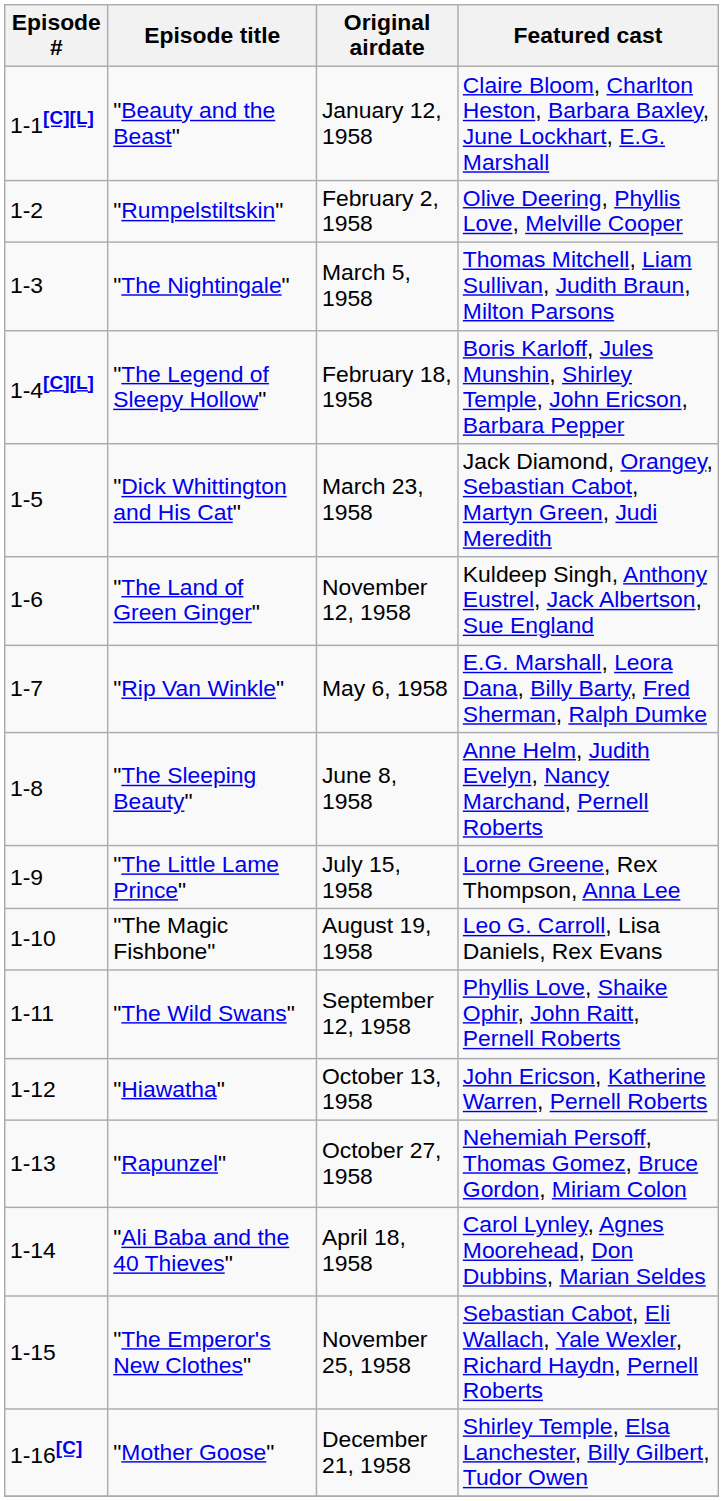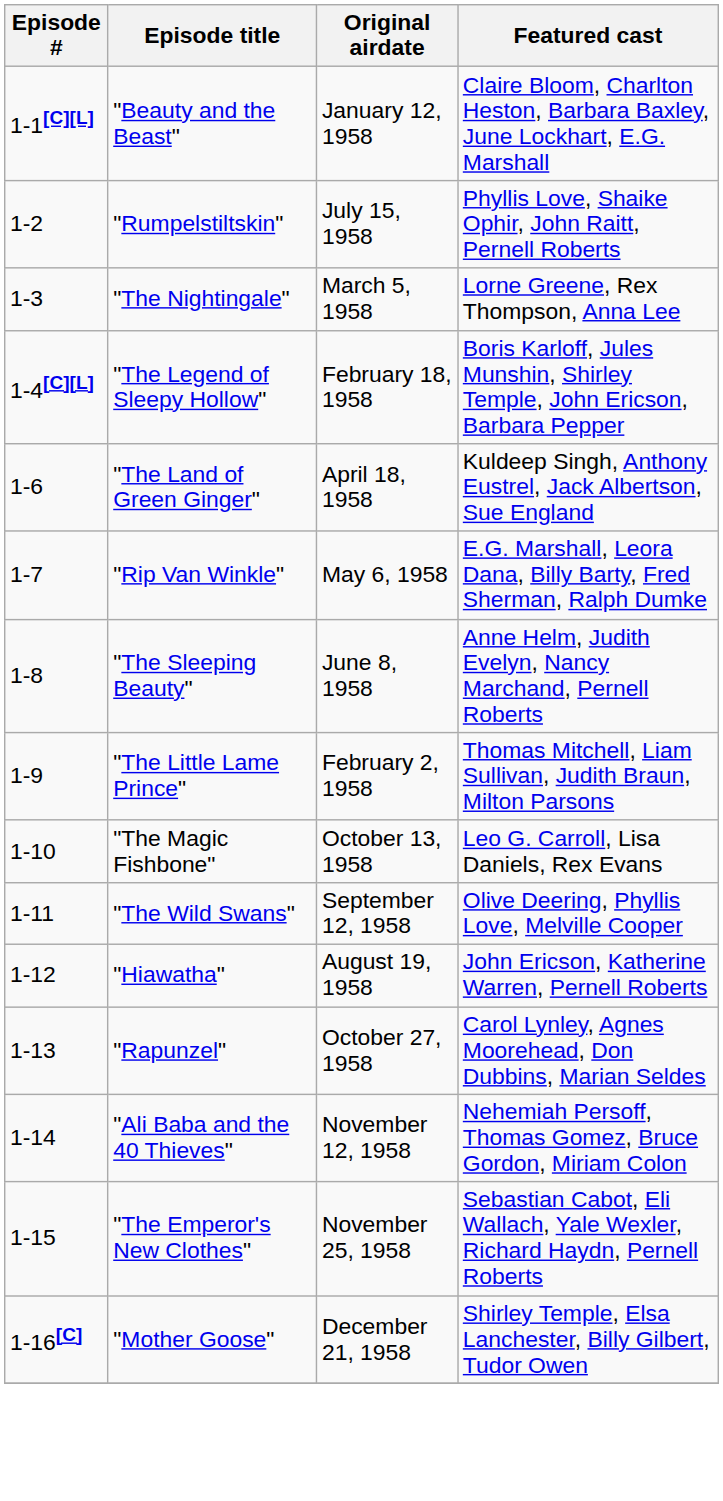(380, 211) February 2, 1958 -> (361, 223) July 15, 1958
(573, 211) Olive Deering, Phyllis Love, Melville Cooper -> (565, 223) Phyllis Love, Shaike Ophir, John Raitt, Pernell Roberts
(577, 285) Thomas Mitchell, Liam Sullivan, Judith Braun, Milton Parsons -> (572, 298) Lorne Greene, Rex Thompson, Anna Lee
- row: (200, 500)
(375, 600) November 12, 1958 -> (364, 487) April 18, 1958
(361, 876) July 15, 1958 -> (380, 776) February 2, 1958
(572, 876) Lorne Greene, Rex Thompson, Anna Lee -> (577, 776) Thomas Mitchell, Liam Sullivan, Judith Braun, Milton Parsons
(377, 938) August 19, 1958 -> (382, 851) October 13, 1958
(565, 1013) Phyllis Love, Shaike Ophir, John Raitt, Pernell Roberts -> (573, 913) Olive Deering, Phyllis Love, Melville Cooper
(382, 1088) October 13, 1958 -> (377, 975) August 19, 1958
(580, 1163) Nehemiah Persoff, Thomas Gomez, Bruce Gordon, Miriam Colon -> (584, 1050) Carol Lynley, Agnes Moorehead, Don Dubbins, Marian Seldes
(364, 1251) April 18, 1958 -> (375, 1137) November 12, 1958
(584, 1251) Carol Lynley, Agnes Moorehead, Don Dubbins, Marian Seldes -> (580, 1137) Nehemiah Persoff, Thomas Gomez, Bruce Gordon, Miriam Colon
